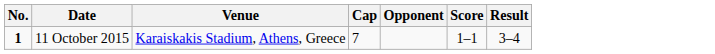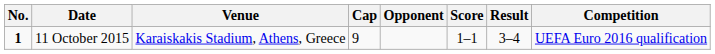+ column: (621, 15)
(356, 37) 7 -> (356, 37) 9
